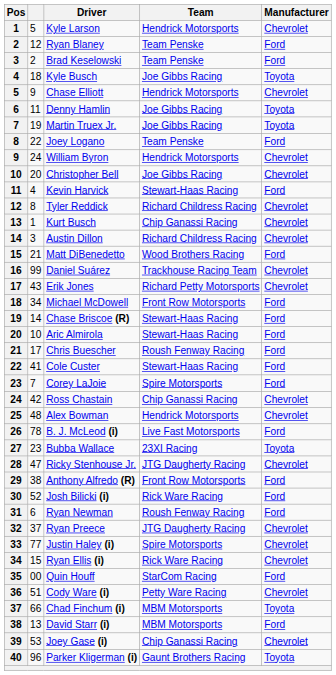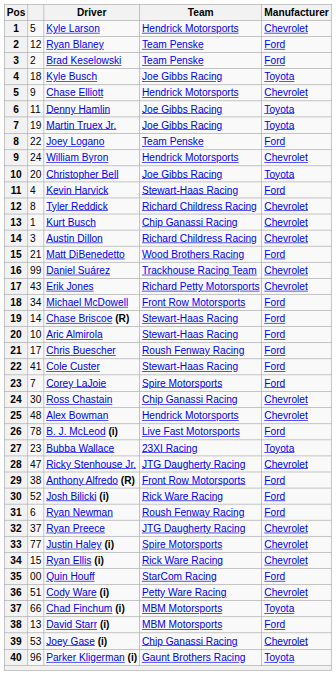(286, 174) Chevrolet -> (279, 174) Toyota
(36, 400) 42 -> (36, 400) 30
